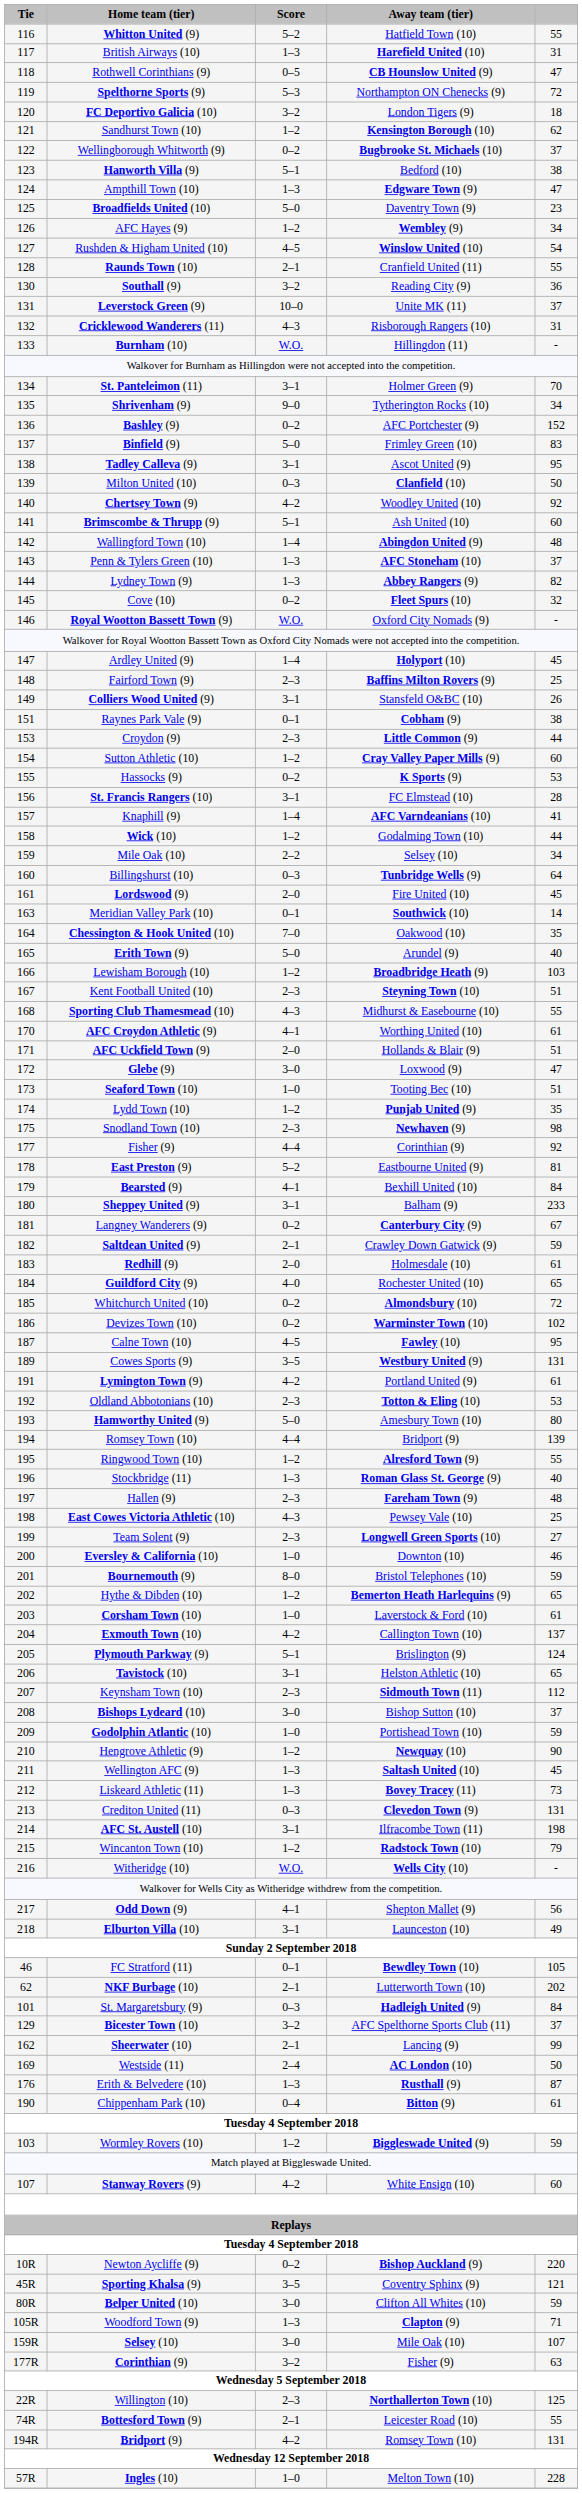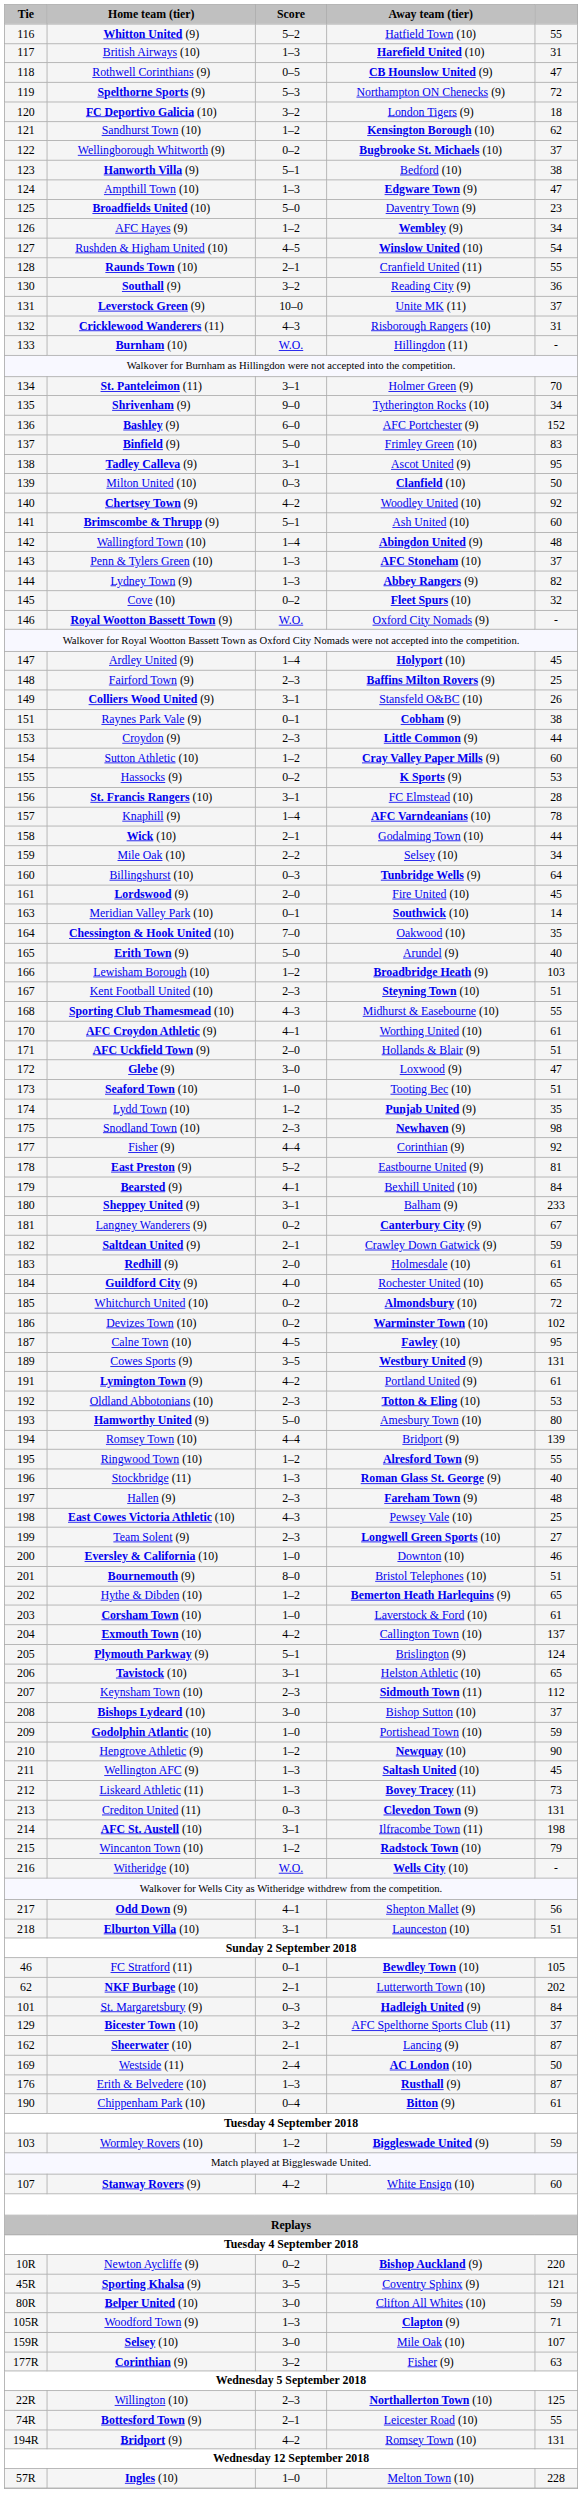(291, 425) 0–2 -> (291, 425) 6–0
(556, 817) 41 -> (556, 817) 78
(291, 836) 1–2 -> (291, 836) 2–1
(556, 1576) 59 -> (556, 1576) 51
(556, 1929) 49 -> (556, 1929) 51
(556, 2045) 99 -> (556, 2045) 87
